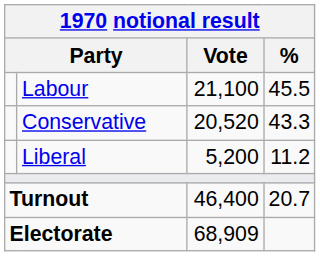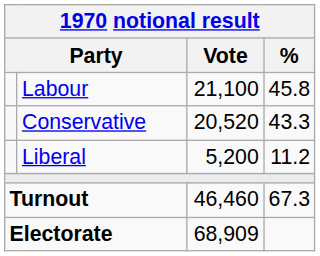(289, 88) 45.5 -> (289, 88) 45.8
(226, 199) 46,400 -> (226, 199) 46,460
(289, 199) 20.7 -> (289, 199) 67.3
